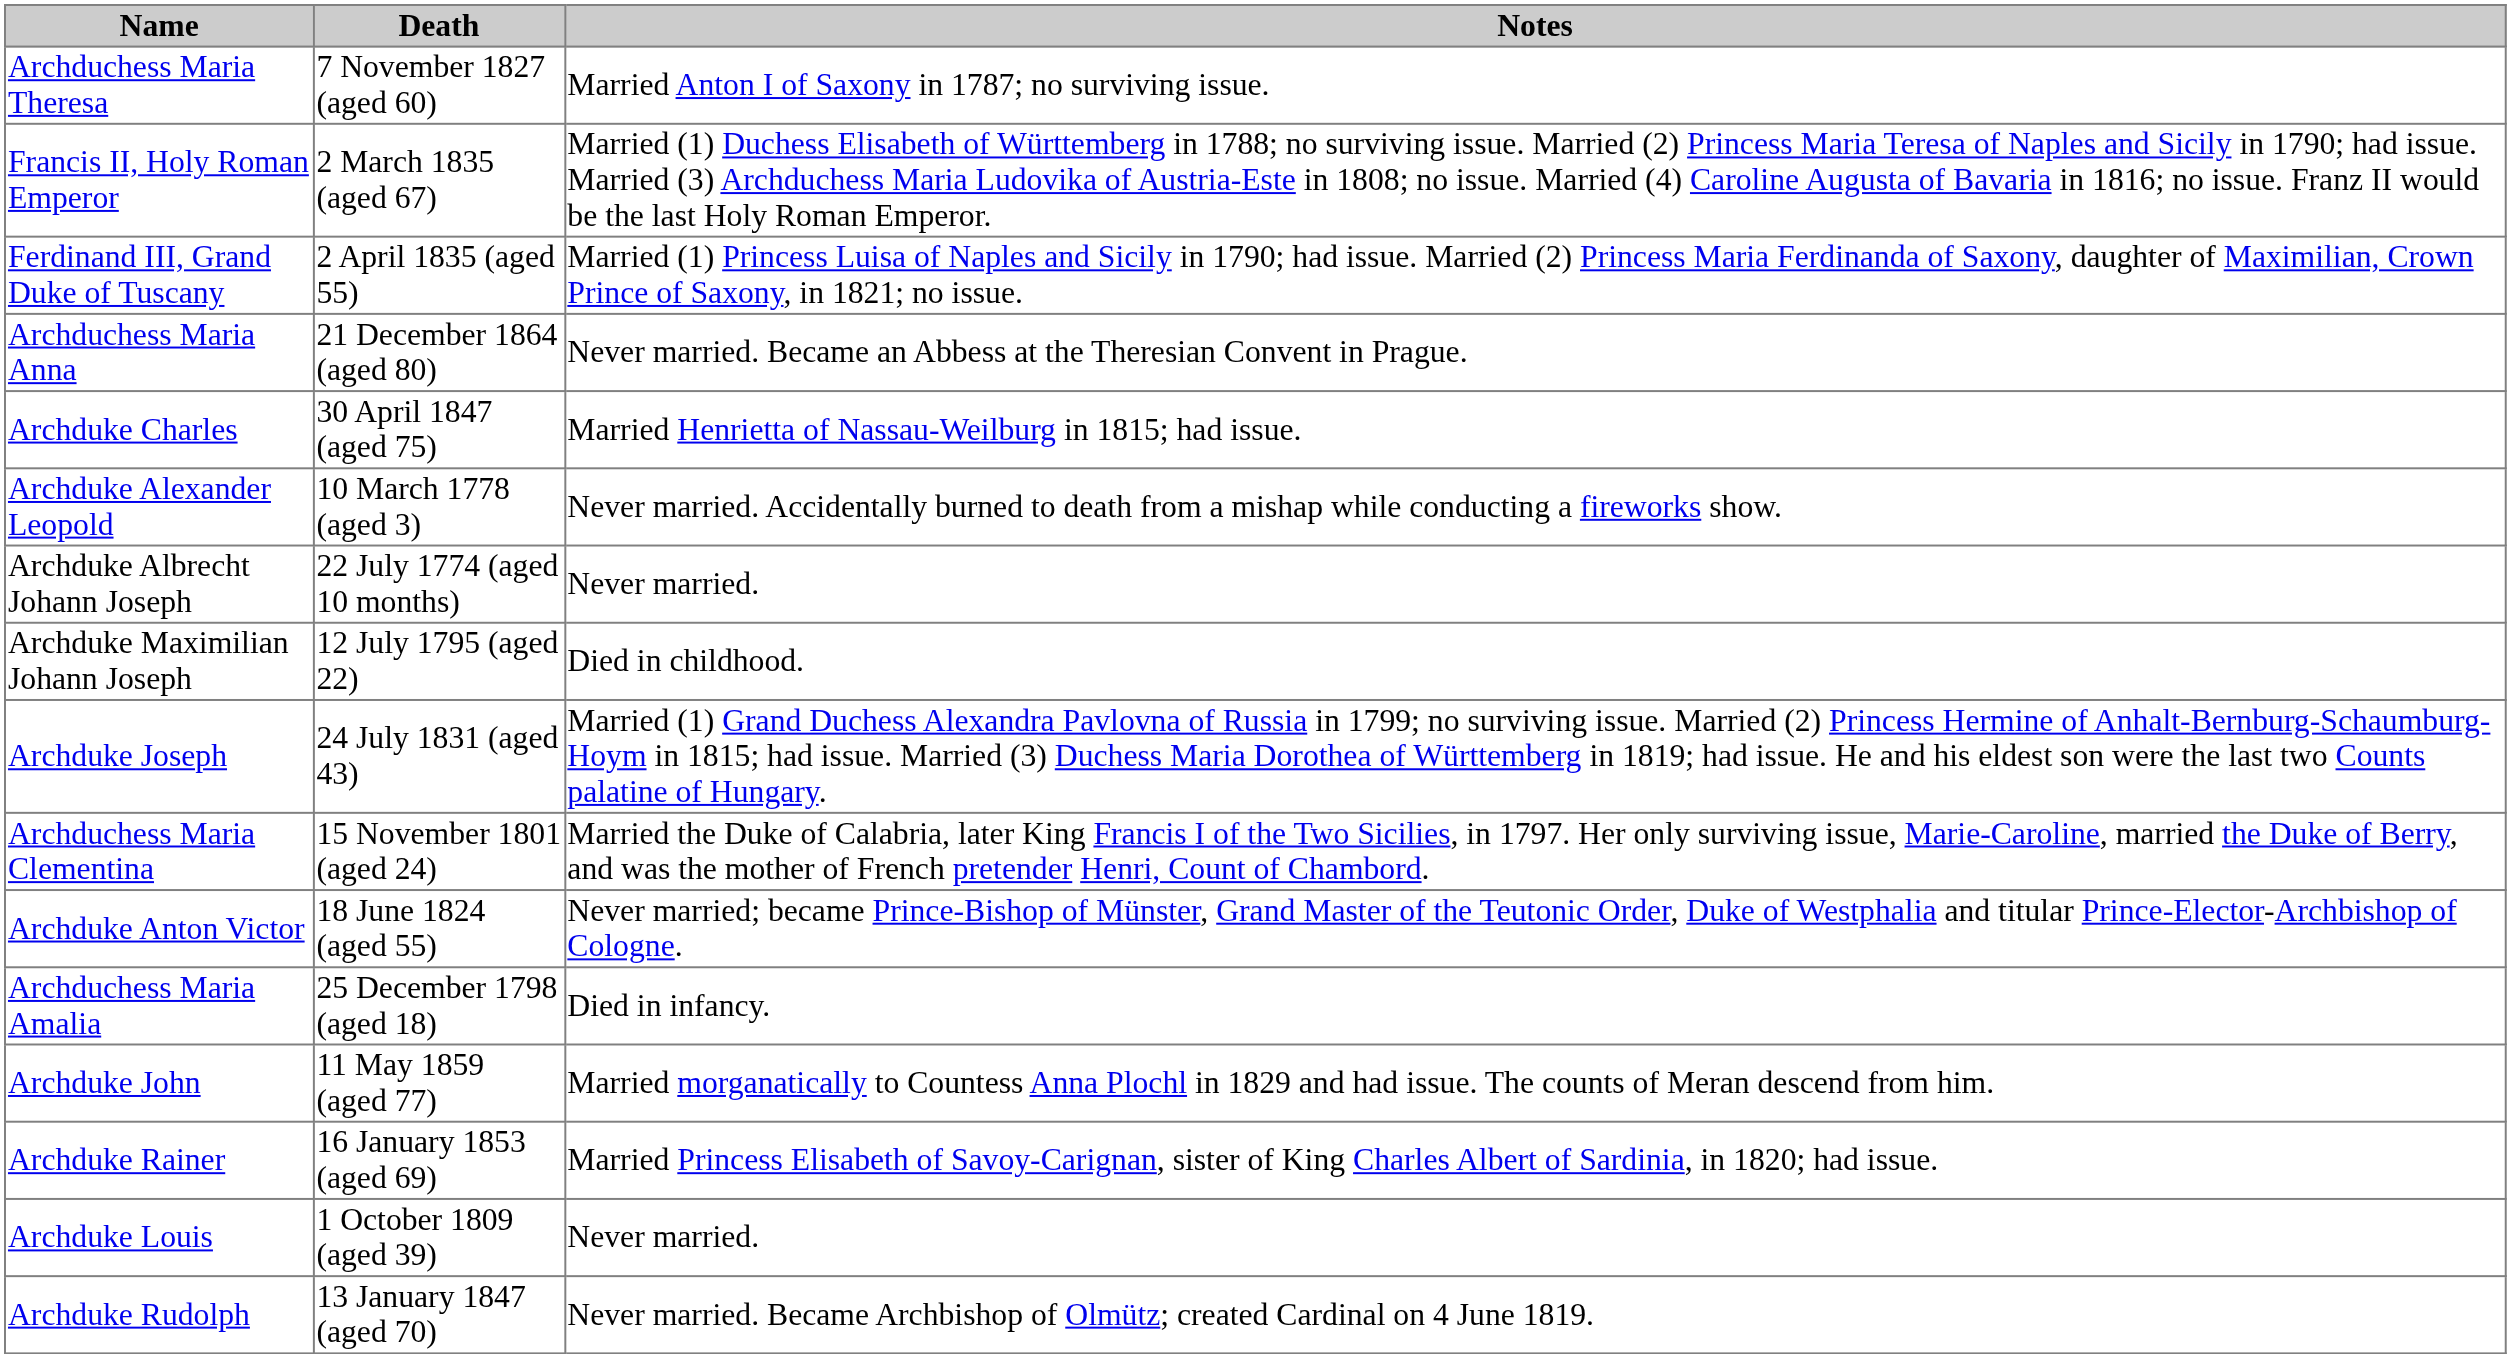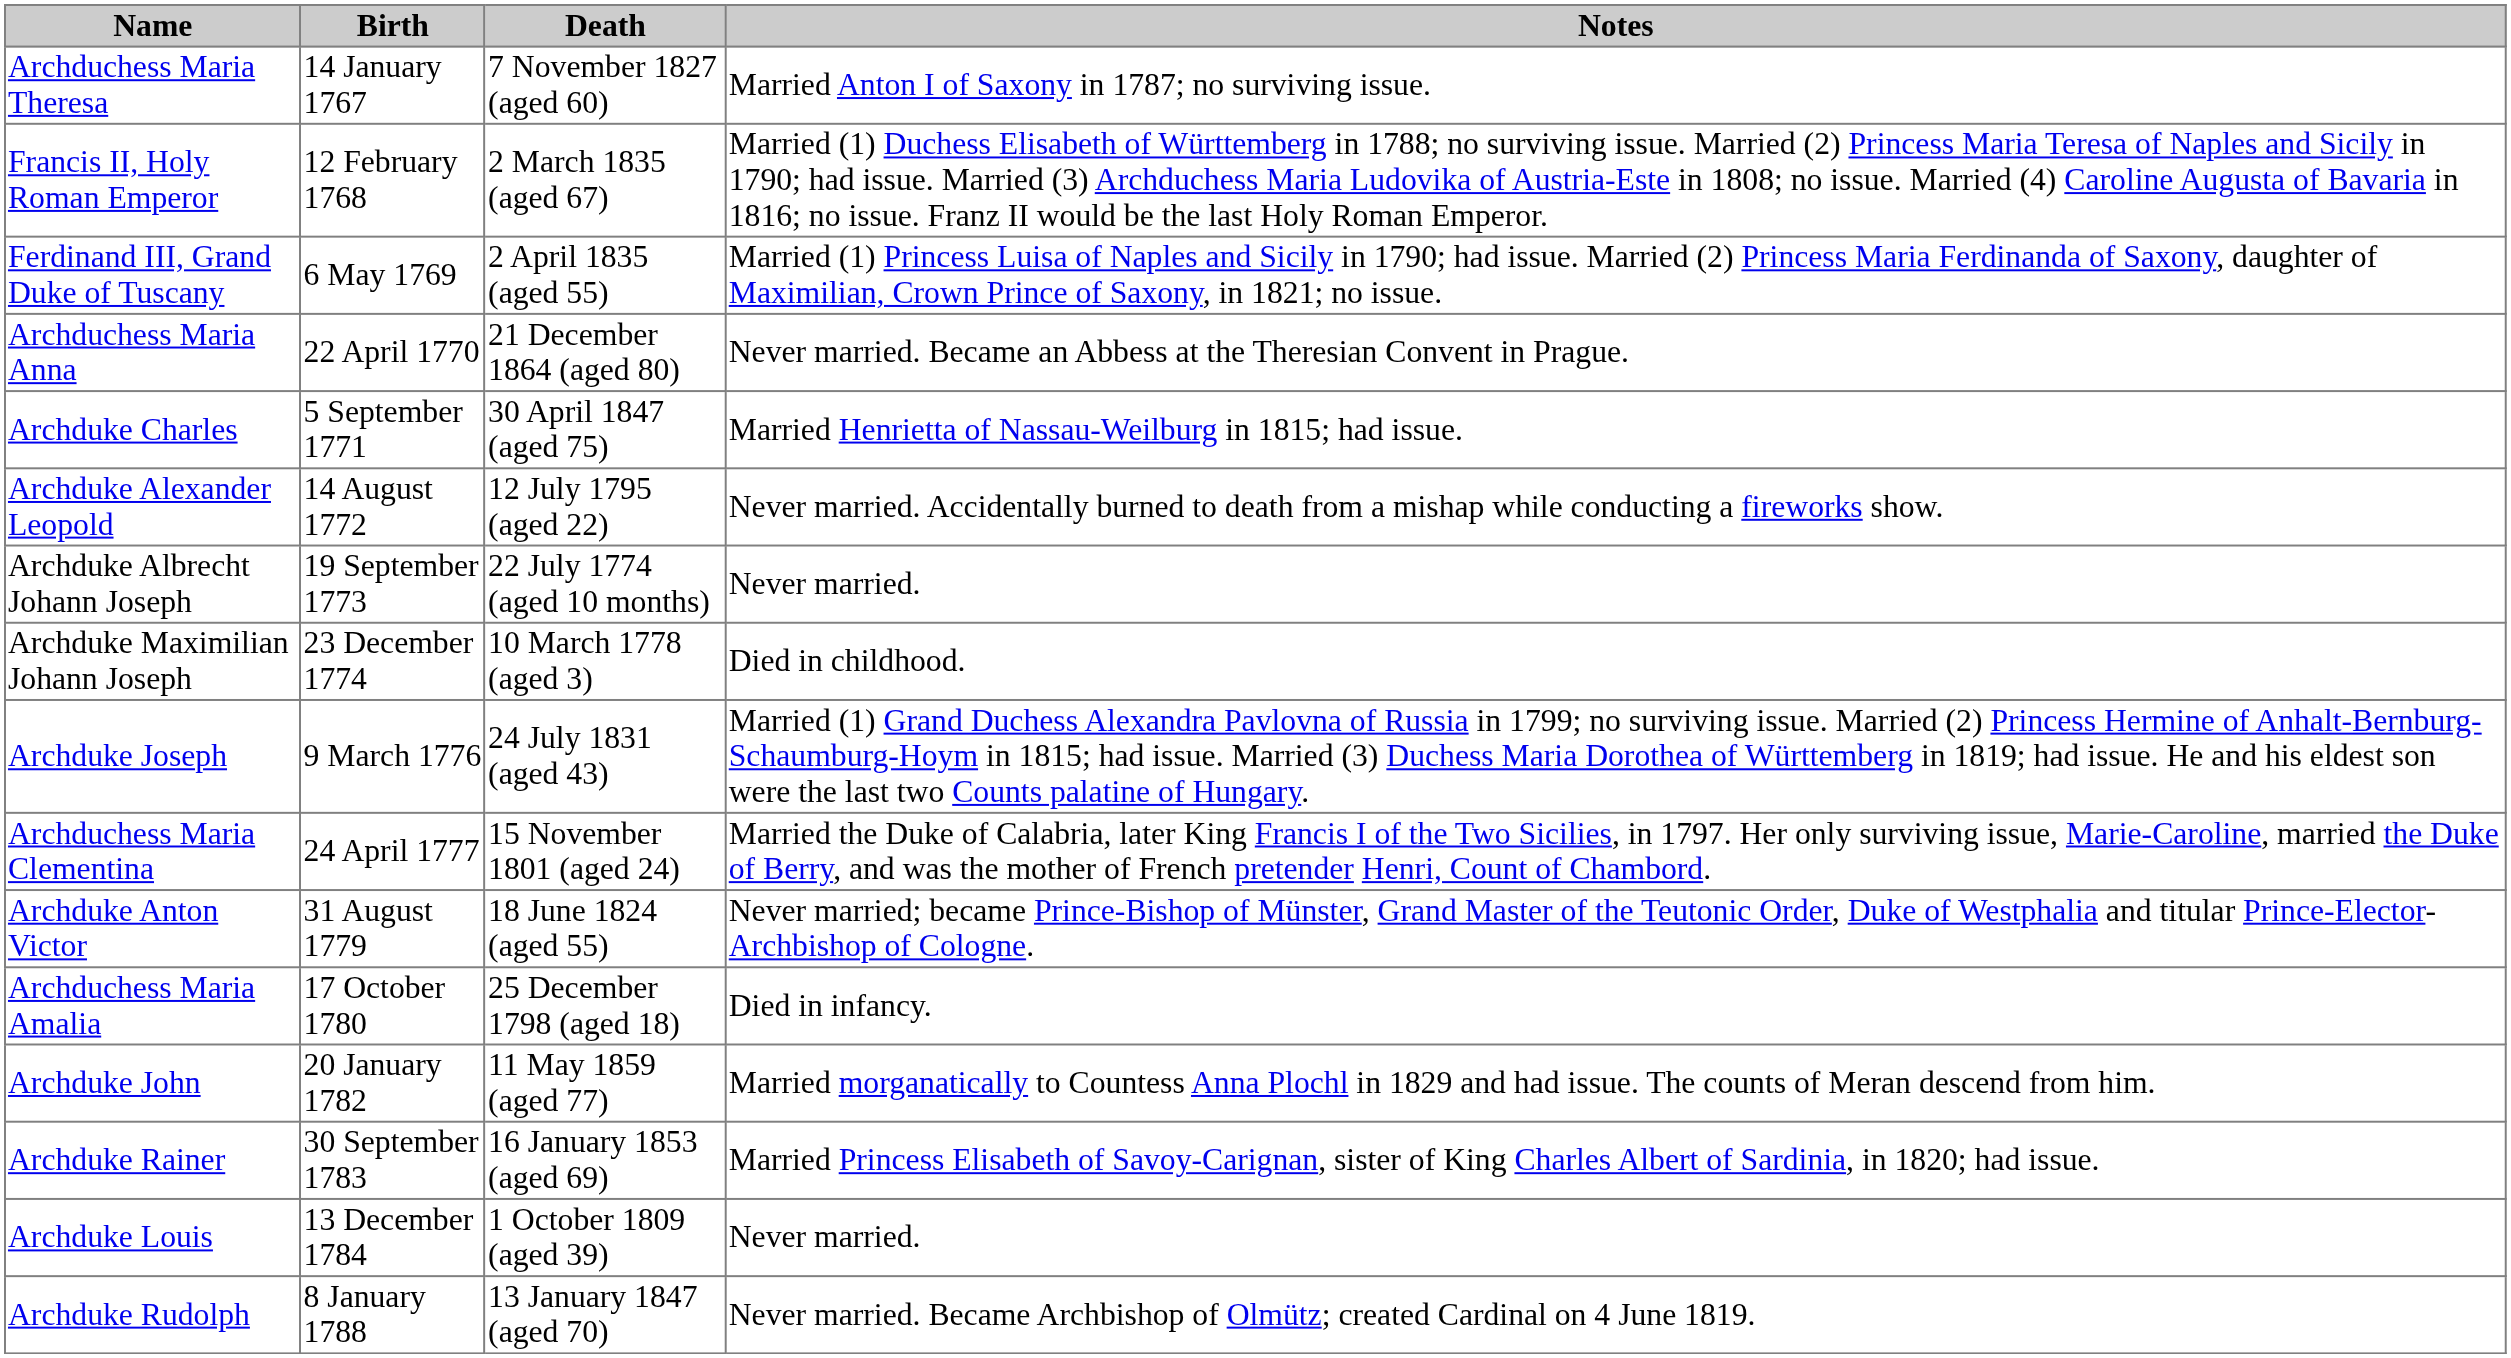+ column: (393, 25)
(413, 506) 10 March 1778 (aged 3) -> (570, 506) 12 July 1795 (aged 22)
(437, 660) 12 July 1795 (aged 22) -> (585, 660) 10 March 1778 (aged 3)
